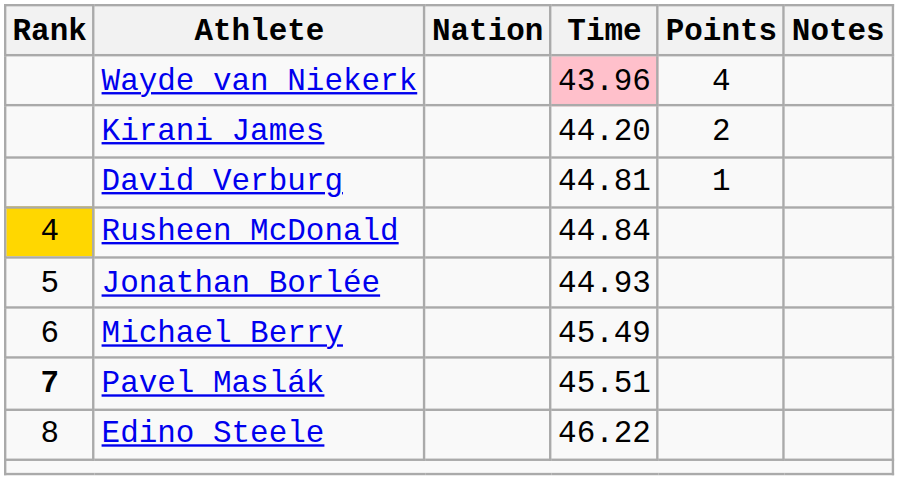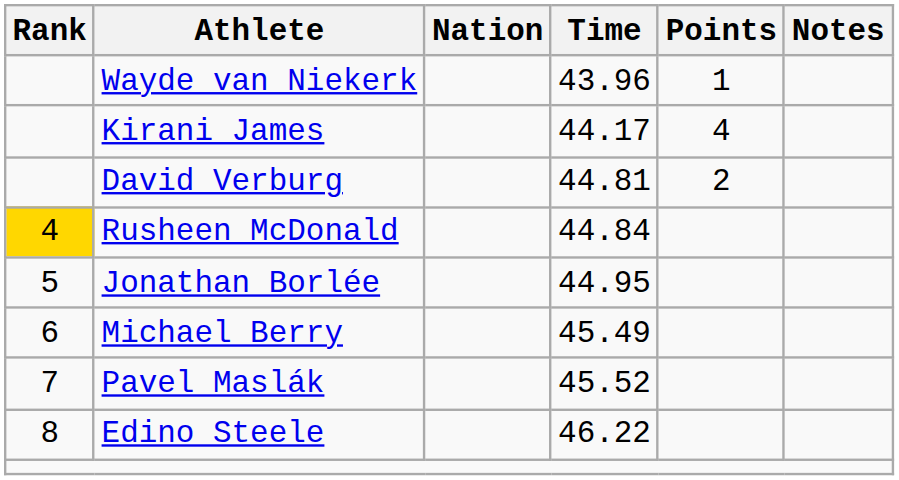(605, 81) pink background -> (605, 81) no background
(721, 81) 4 -> (721, 81) 1
(605, 131) 44.20 -> (605, 131) 44.17
(721, 131) 2 -> (721, 131) 4
(721, 182) 1 -> (721, 182) 2
(605, 283) 44.93 -> (605, 283) 44.95
(50, 383) bold -> (50, 383) normal
(605, 383) 45.51 -> (605, 383) 45.52
